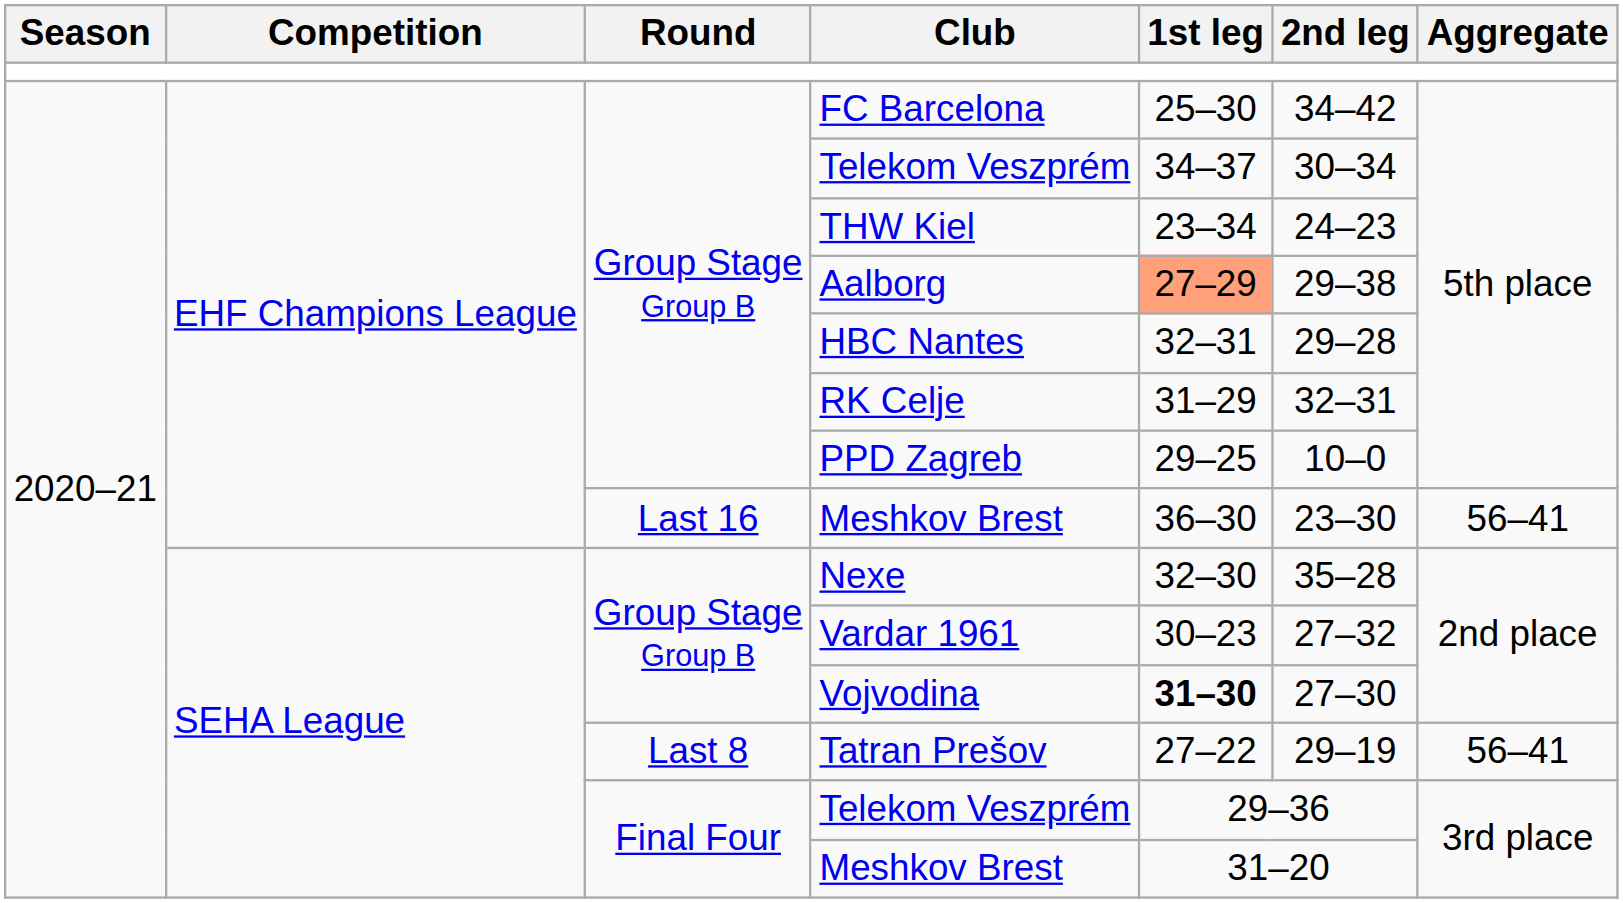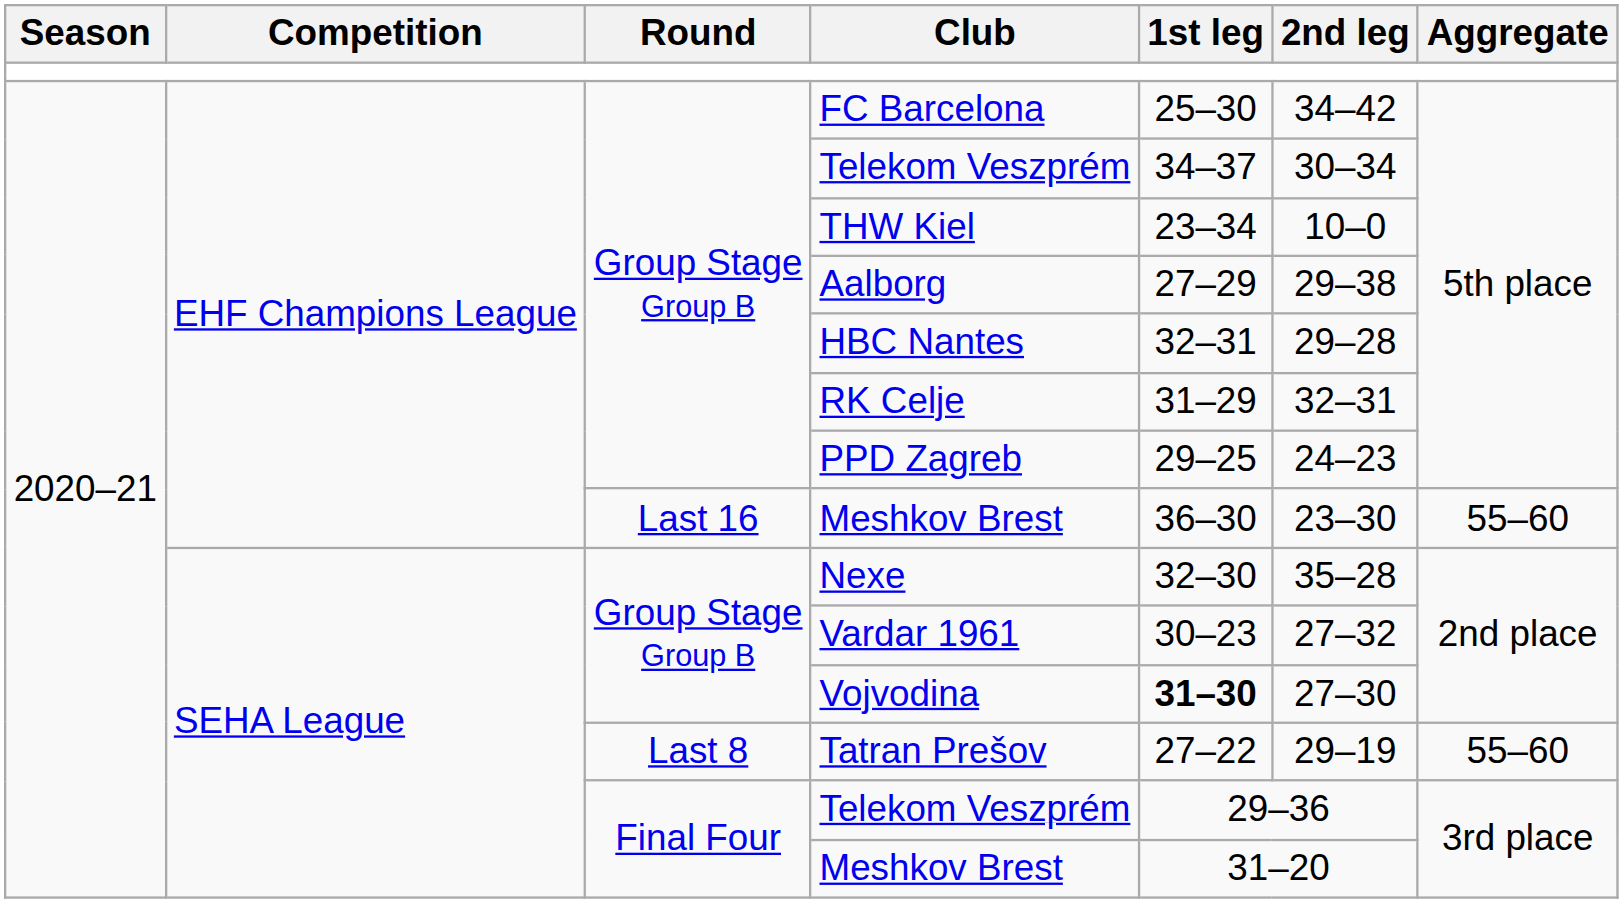(1345, 225) 24–23 -> (1345, 225) 10–0
(1206, 284) lightsalmon background -> (1206, 284) no background
(1345, 459) 10–0 -> (1345, 459) 24–23
(1518, 517) 56–41 -> (1518, 517) 55–60
(1518, 750) 56–41 -> (1518, 750) 55–60
